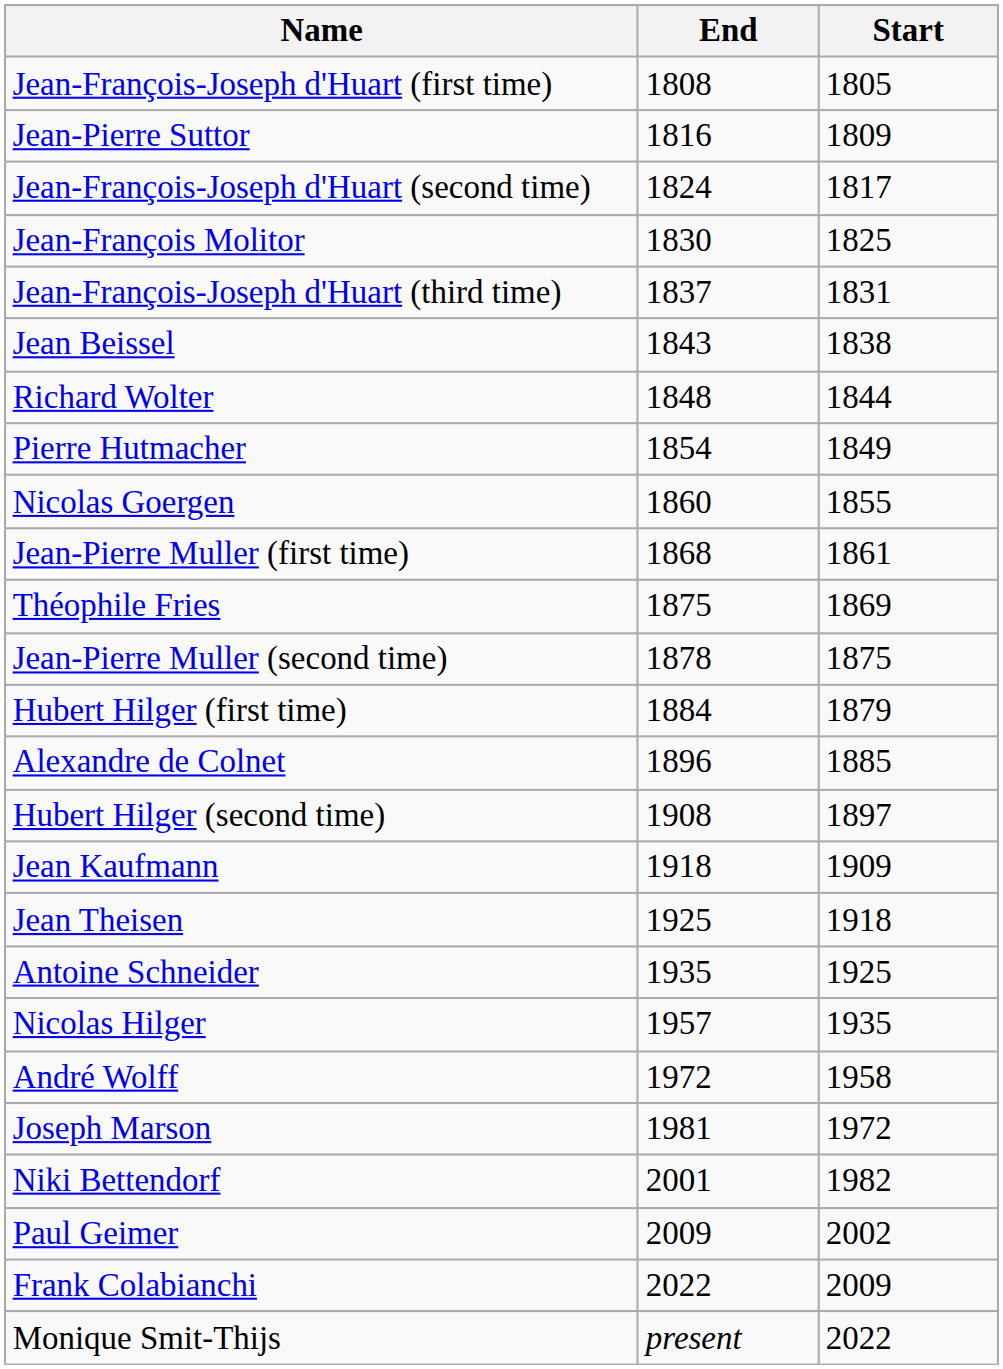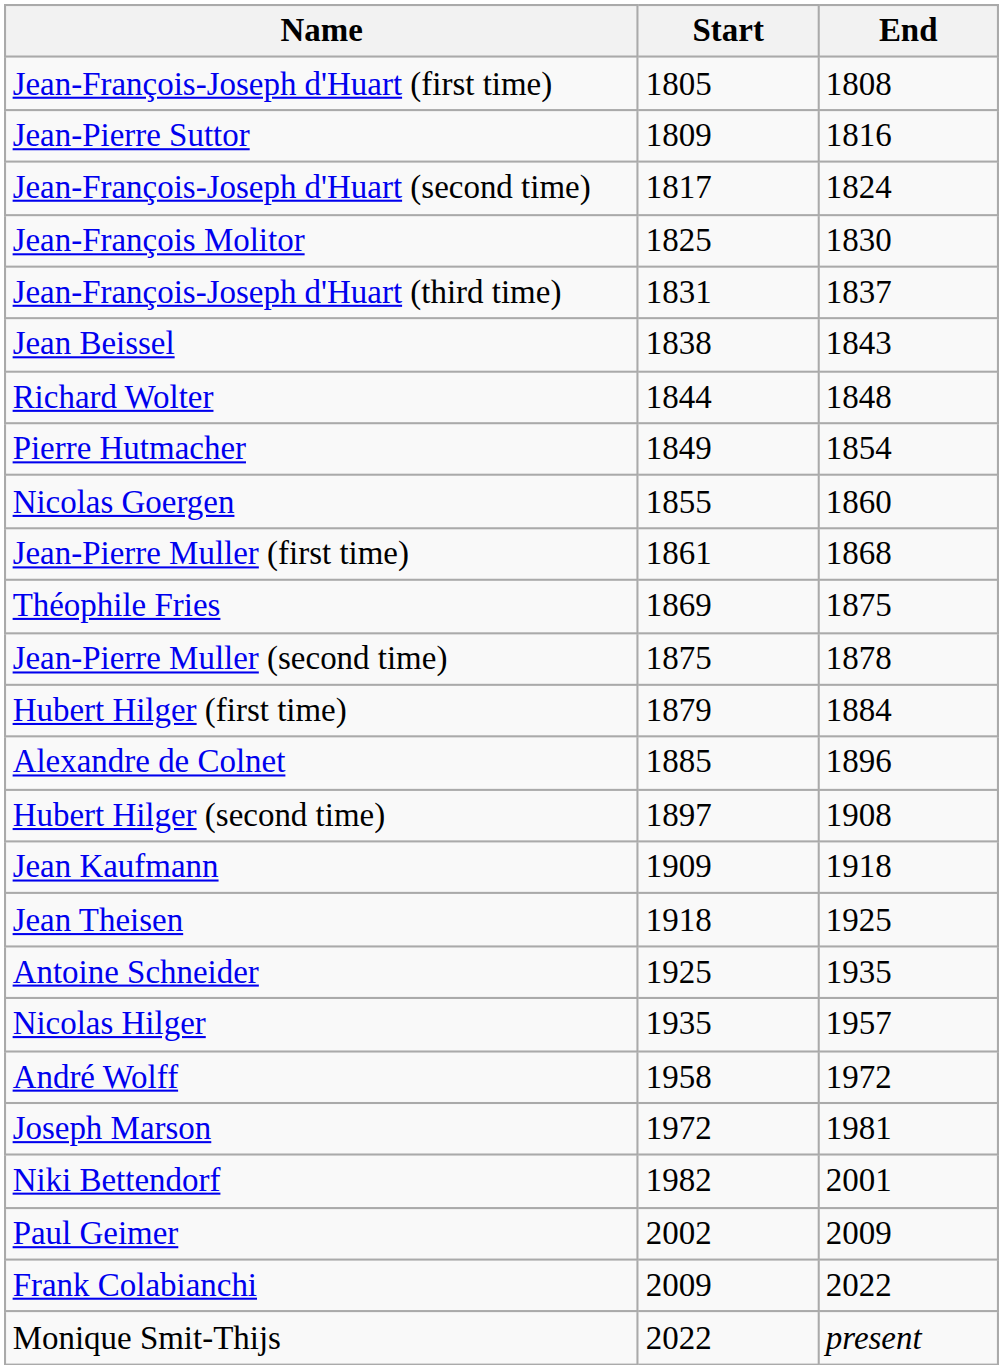columns swapped: (908, 30) <-> (728, 30)
